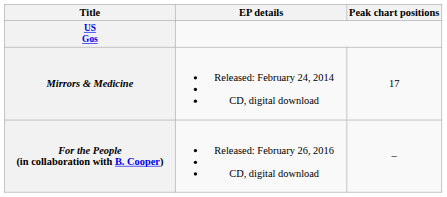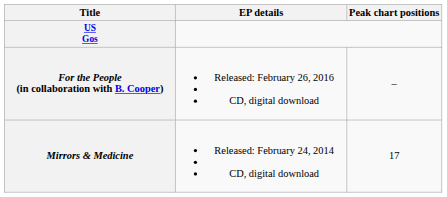rows swapped: (90, 83) <-> (90, 156)
